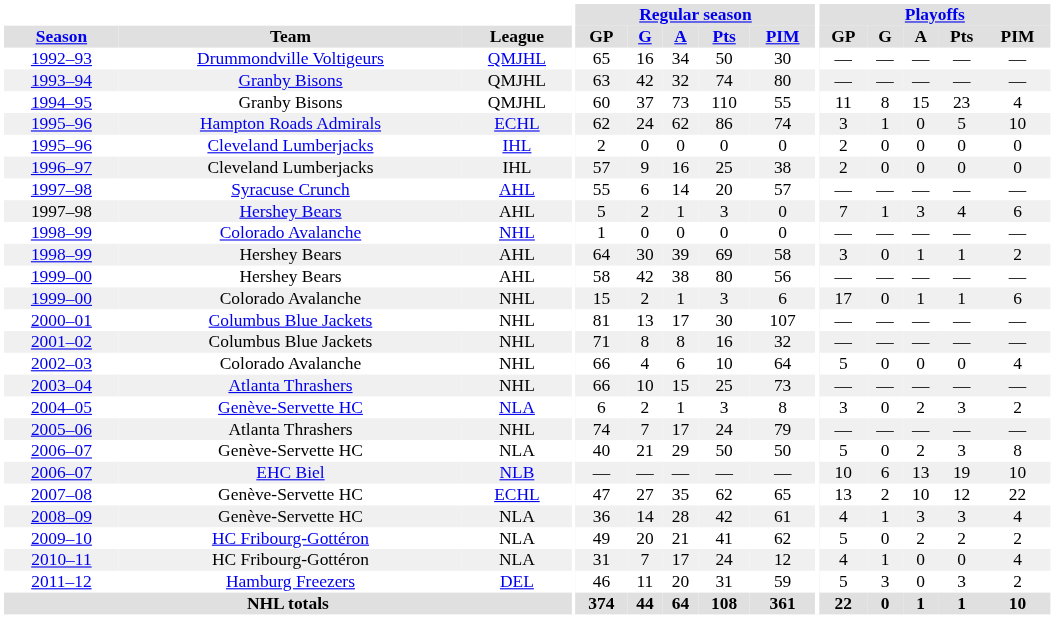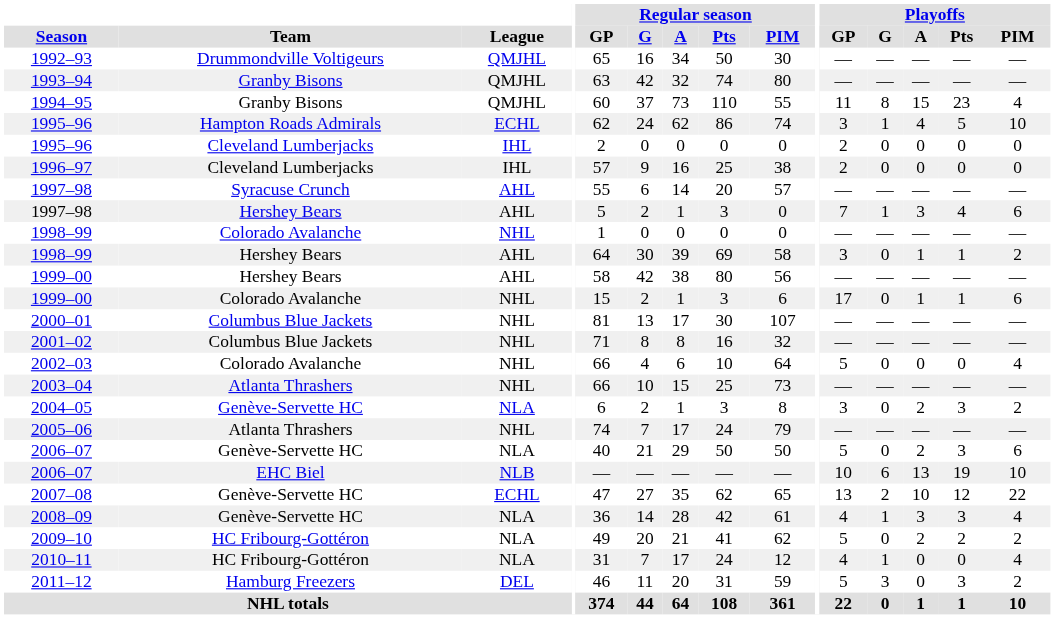(921, 123) 0 -> (921, 123) 4
(1018, 450) 8 -> (1018, 450) 6
